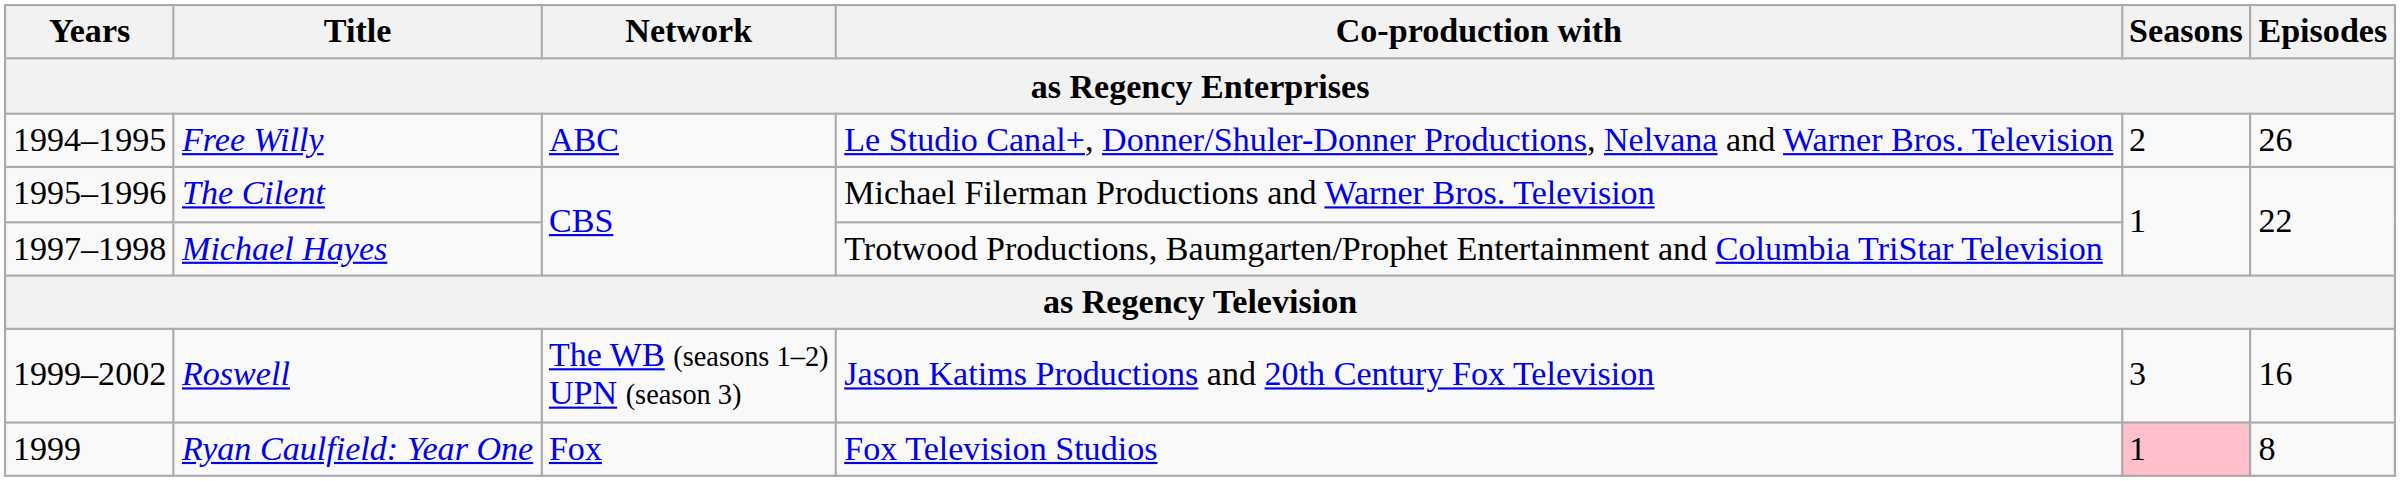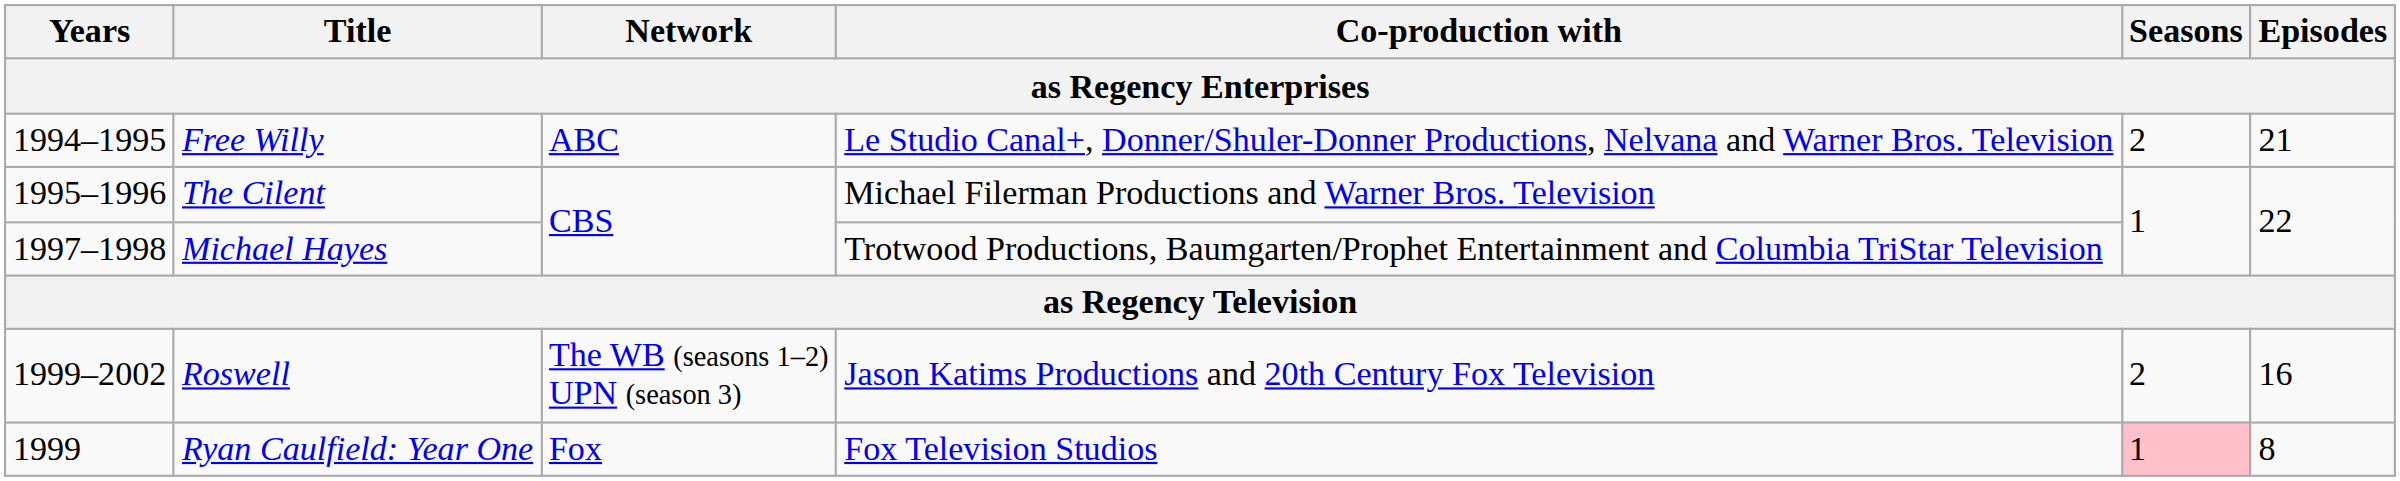(2275, 139) 26 -> (2275, 139) 21
(2138, 374) 3 -> (2138, 374) 2
